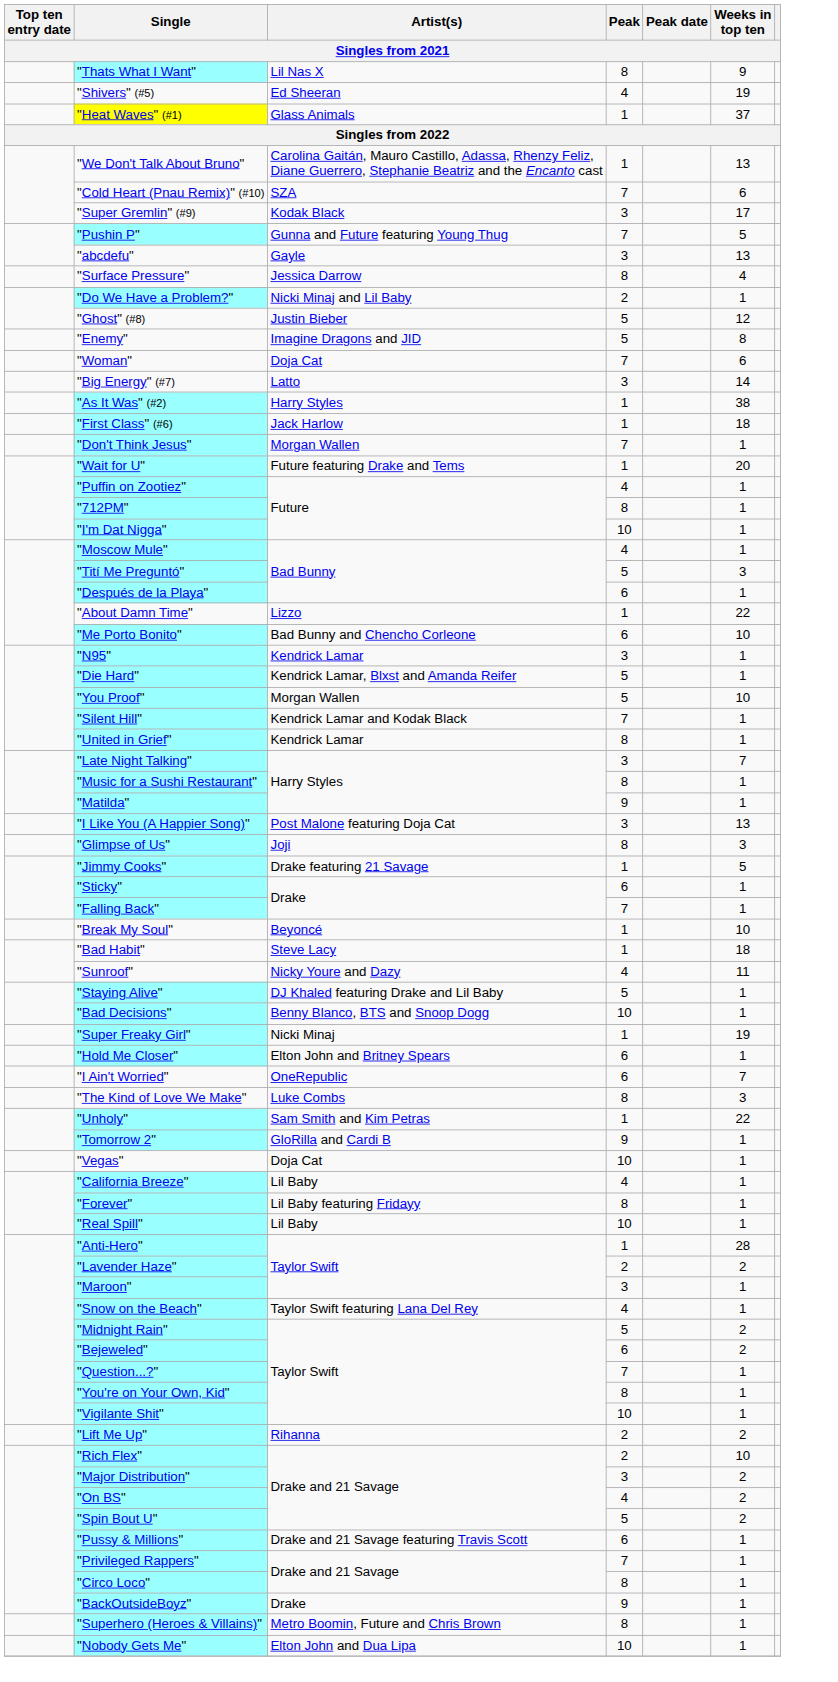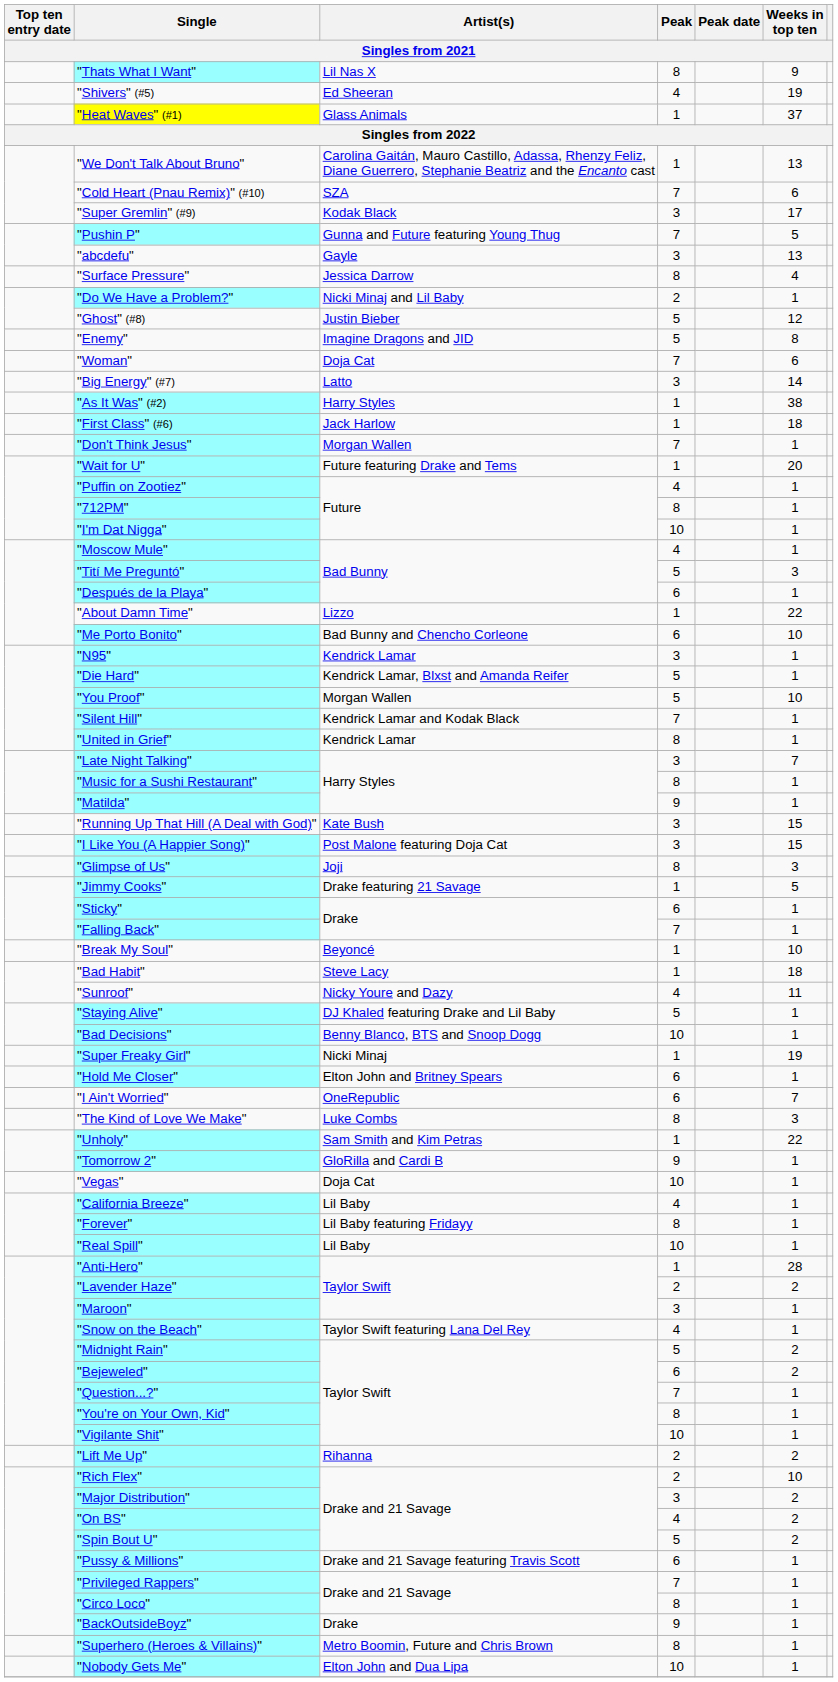+ row: (197, 824)
(743, 824) 13 -> (795, 845) 15
